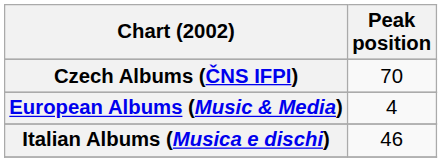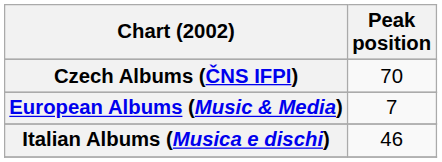(392, 107) 4 -> (392, 107) 7
